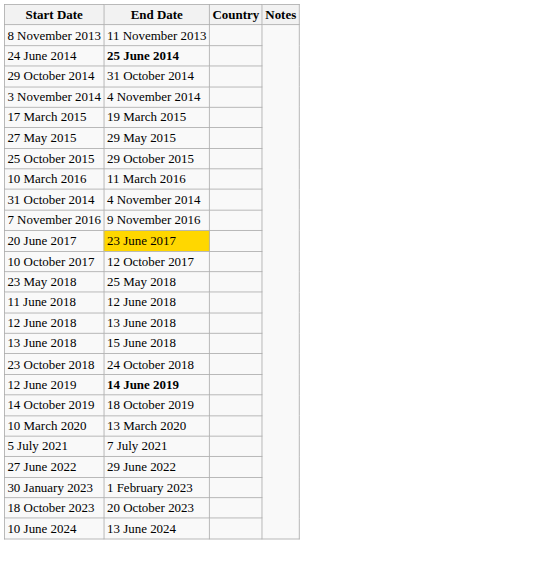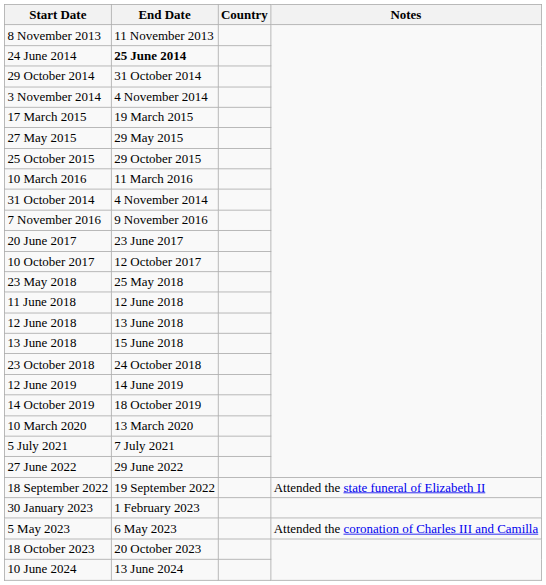(142, 240) gold background -> (149, 240) no background
(143, 384) bold -> (149, 384) normal
+ row: (58, 487)
+ row: (39, 528)
